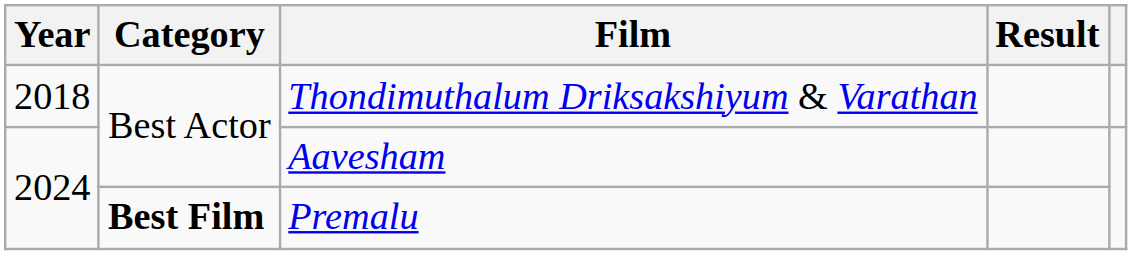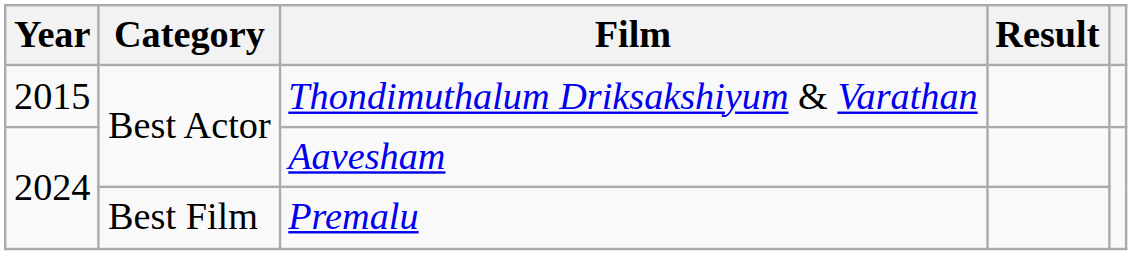(52, 95) 2018 -> (52, 95) 2015
(186, 216) bold -> (183, 216) normal
